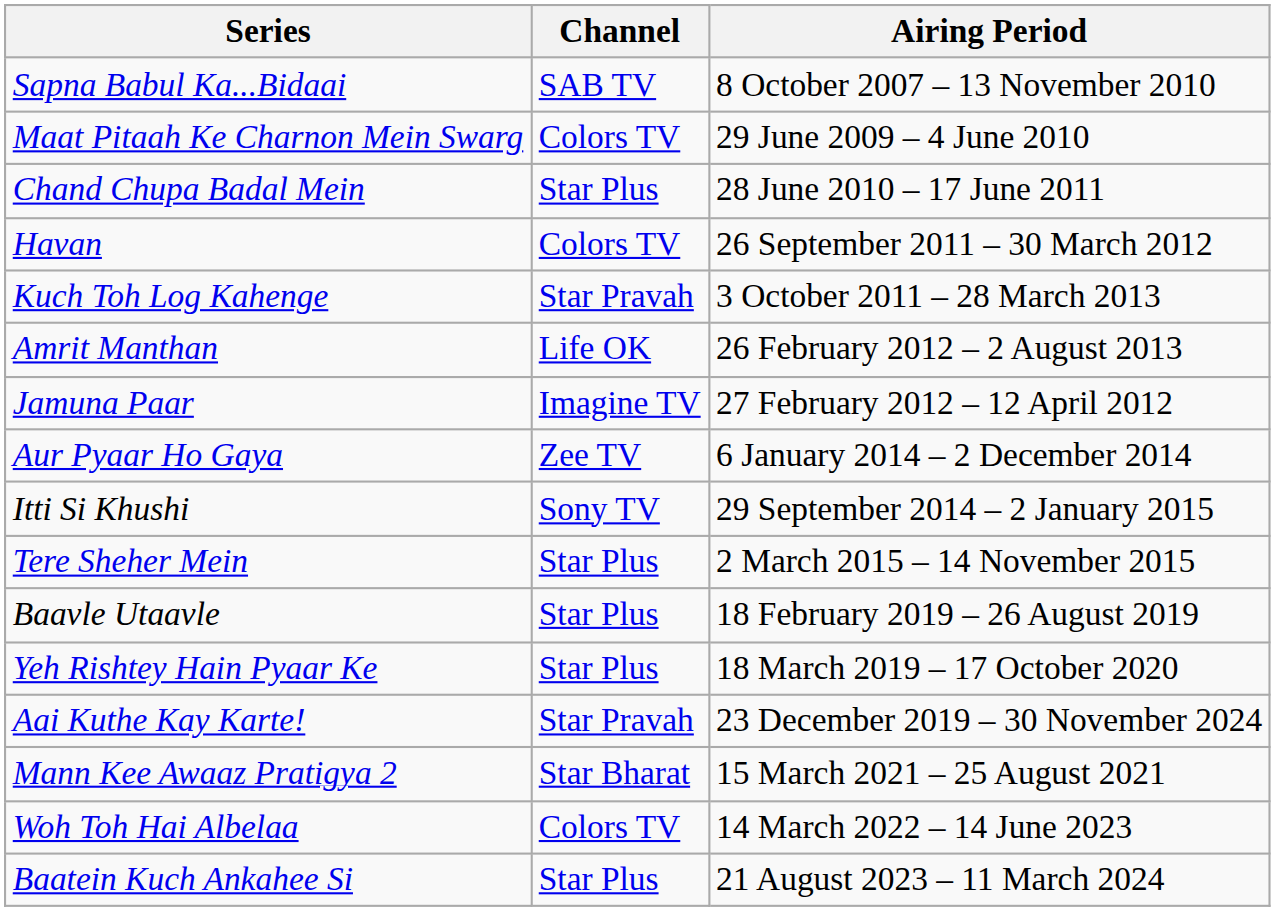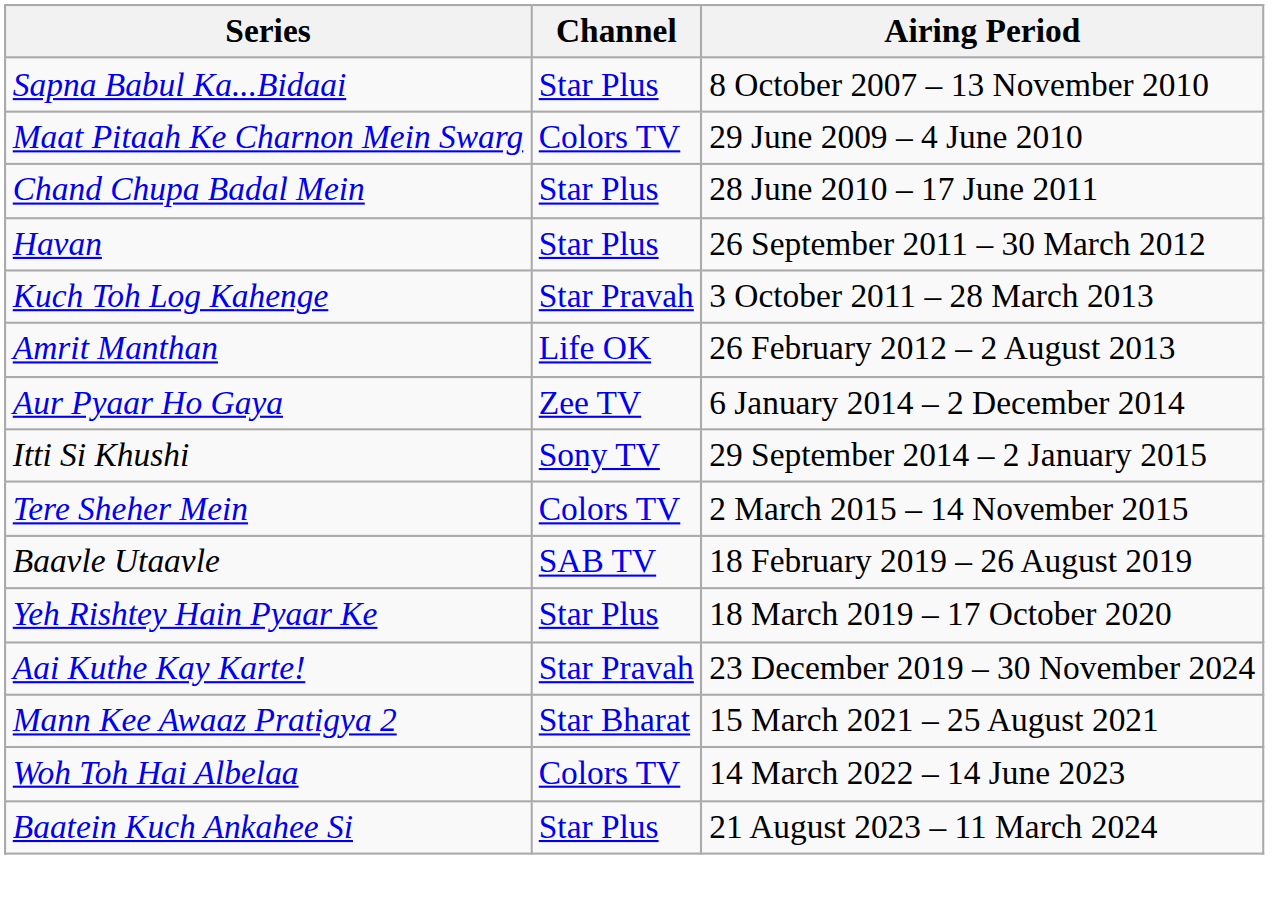(597, 84) SAB TV -> (599, 84) Star Plus
(610, 243) Colors TV -> (599, 243) Star Plus
- row: (103, 402)
(599, 561) Star Plus -> (610, 508) Colors TV
(599, 614) Star Plus -> (597, 561) SAB TV
